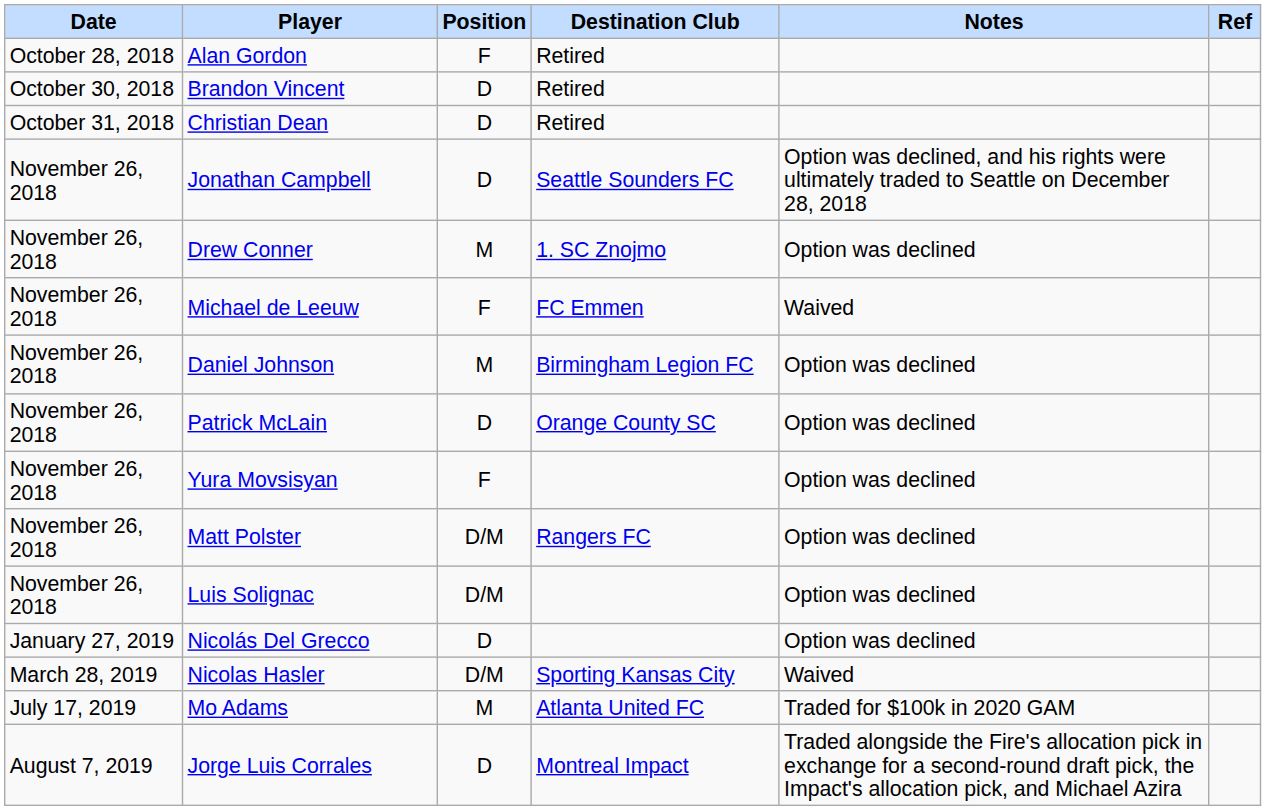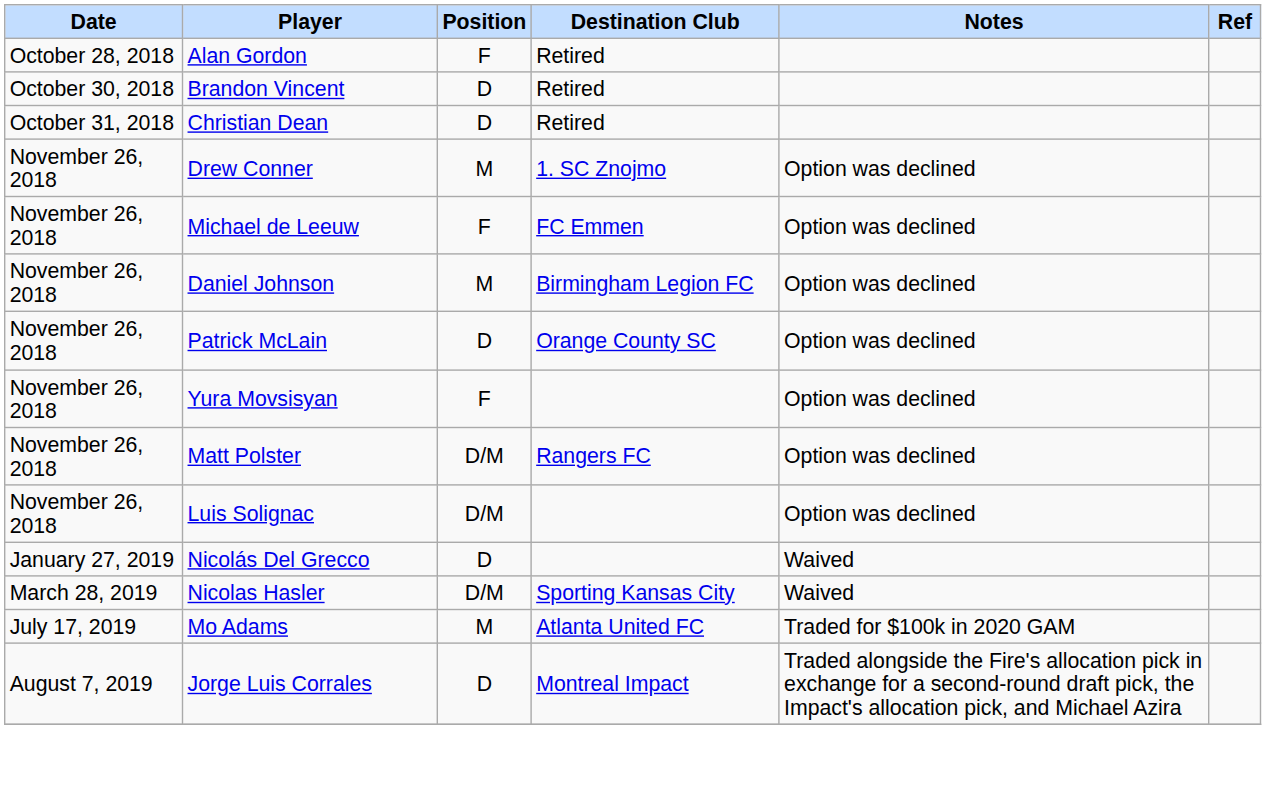- row: (279, 180)
(819, 307) Waived -> (880, 226) Option was declined
(880, 640) Option was declined -> (819, 559) Waived
